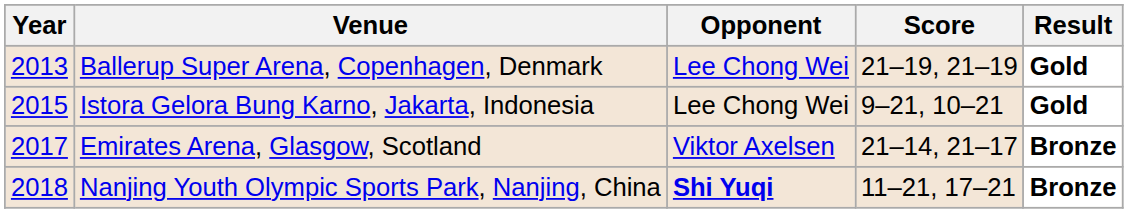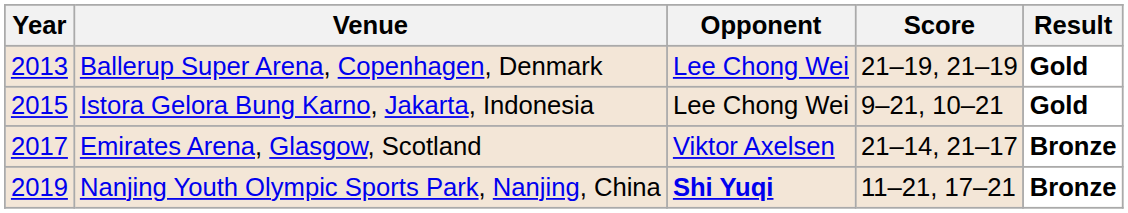(39, 188) 2018 -> (39, 188) 2019
